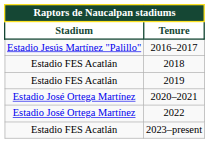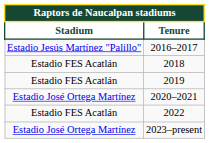(74, 113) Estadio José Ortega Martínez -> (74, 113) Estadio FES Acatlán
(74, 130) Estadio FES Acatlán -> (74, 130) Estadio José Ortega Martínez
